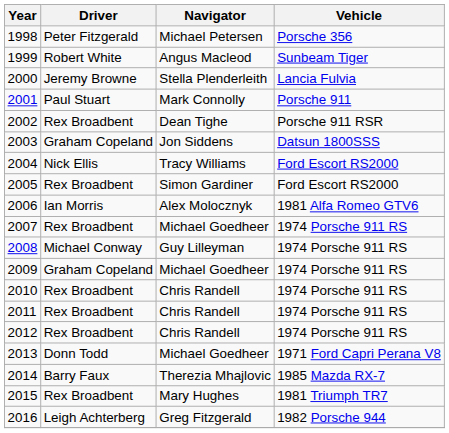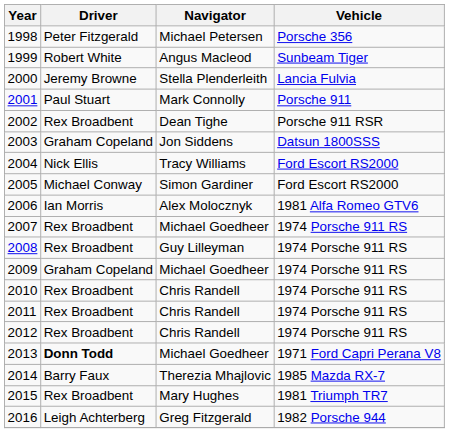(88, 185) Rex Broadbent -> (93, 185) Michael Conway
(93, 248) Michael Conway -> (88, 248) Rex Broadbent
(76, 354) normal -> (78, 354) bold
